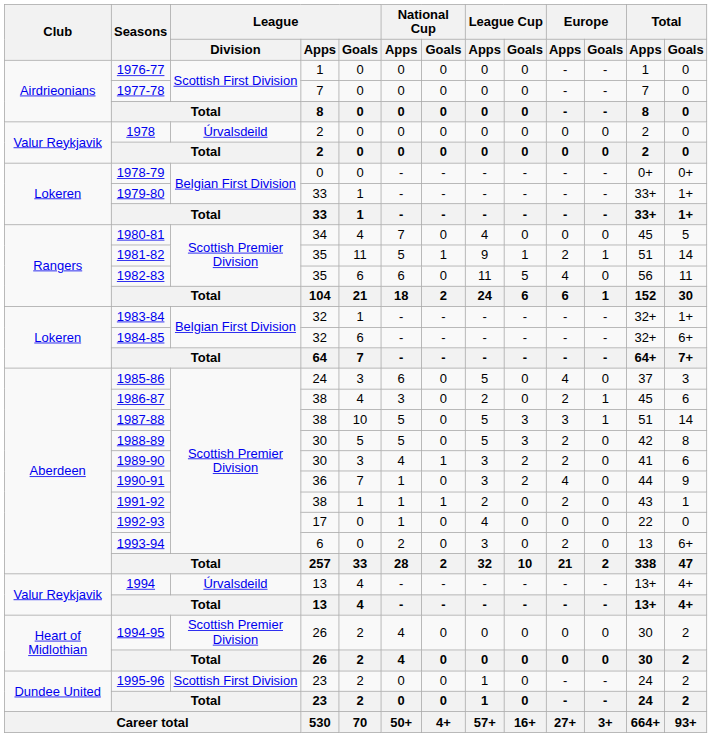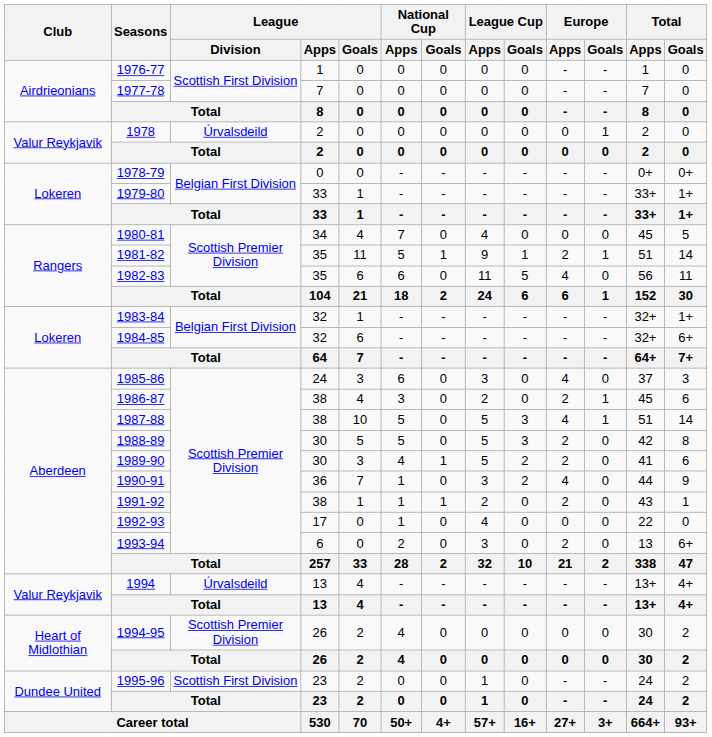(605, 132) 0 -> (605, 132) 1
(485, 378) 5 -> (485, 378) 3
(565, 419) 3 -> (565, 419) 4
(485, 460) 3 -> (485, 460) 5
